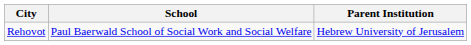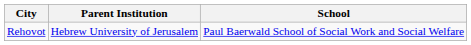columns swapped: (181, 13) <-> (390, 13)
